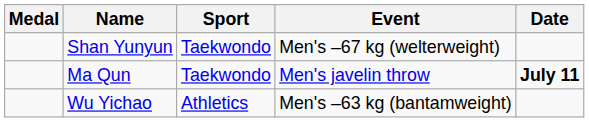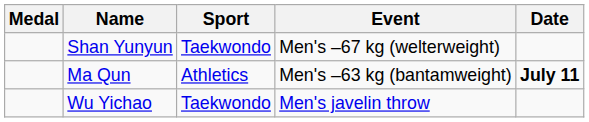(226, 75) Taekwondo -> (215, 75) Athletics
(354, 75) Men's javelin throw -> (395, 75) Men's –63 kg (bantamweight)
(215, 103) Athletics -> (226, 103) Taekwondo
(395, 103) Men's –63 kg (bantamweight) -> (354, 103) Men's javelin throw
